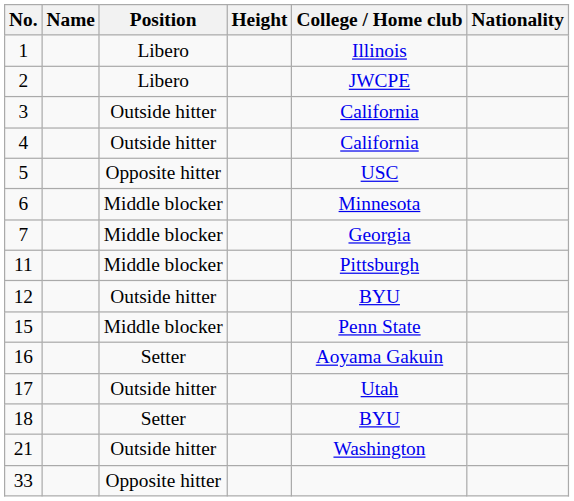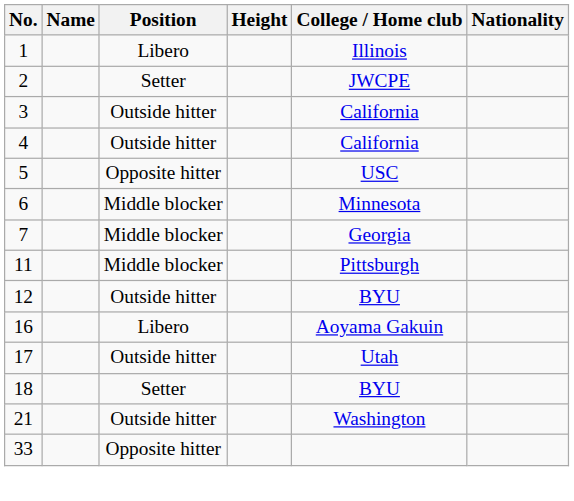(163, 81) Libero -> (163, 81) Setter
- row: (23, 326)
(163, 357) Setter -> (163, 326) Libero
